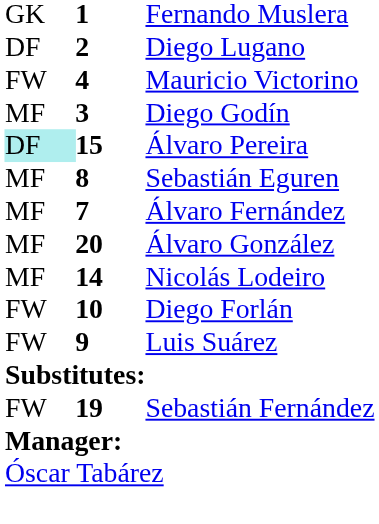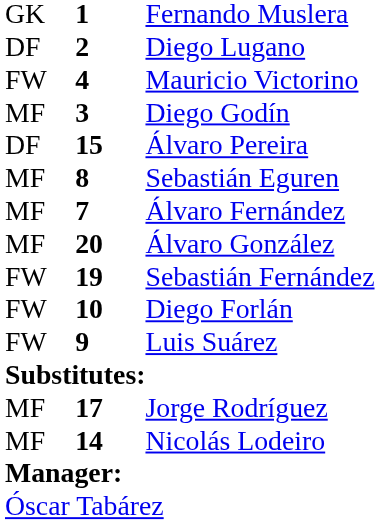(23, 145) paleturquoise background -> (23, 145) no background
rows swapped: (235, 276) <-> (260, 407)
+ row: (237, 407)
